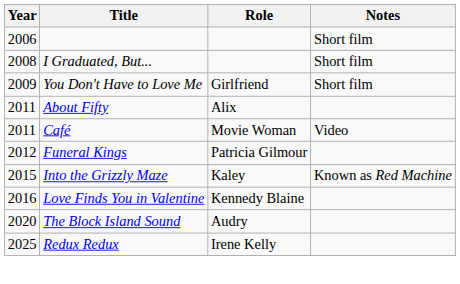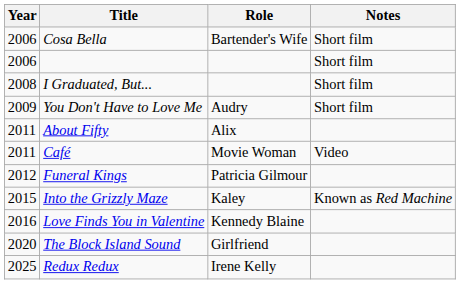+ row: (75, 38)
(240, 84) Girlfriend -> (229, 107) Audry
(229, 221) Audry -> (240, 244) Girlfriend
